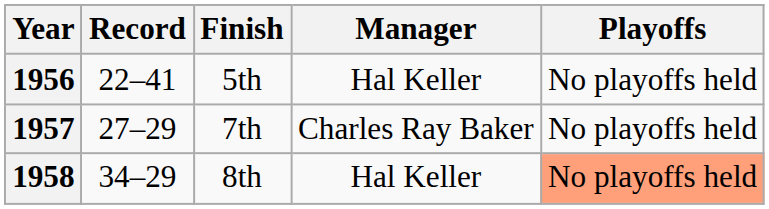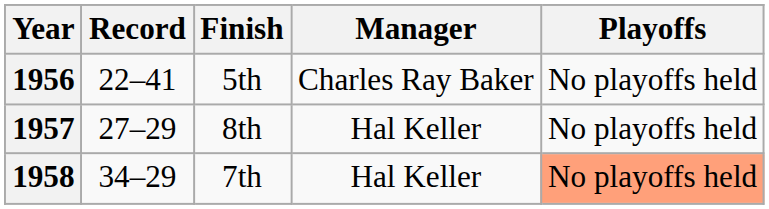(416, 78) Hal Keller -> (416, 78) Charles Ray Baker
(242, 128) 7th -> (242, 128) 8th
(416, 128) Charles Ray Baker -> (416, 128) Hal Keller
(242, 177) 8th -> (242, 177) 7th
